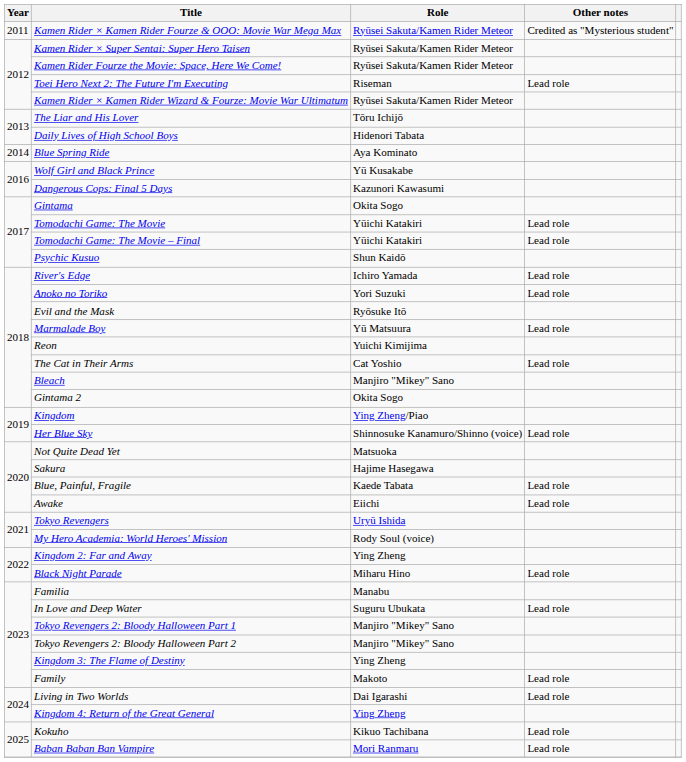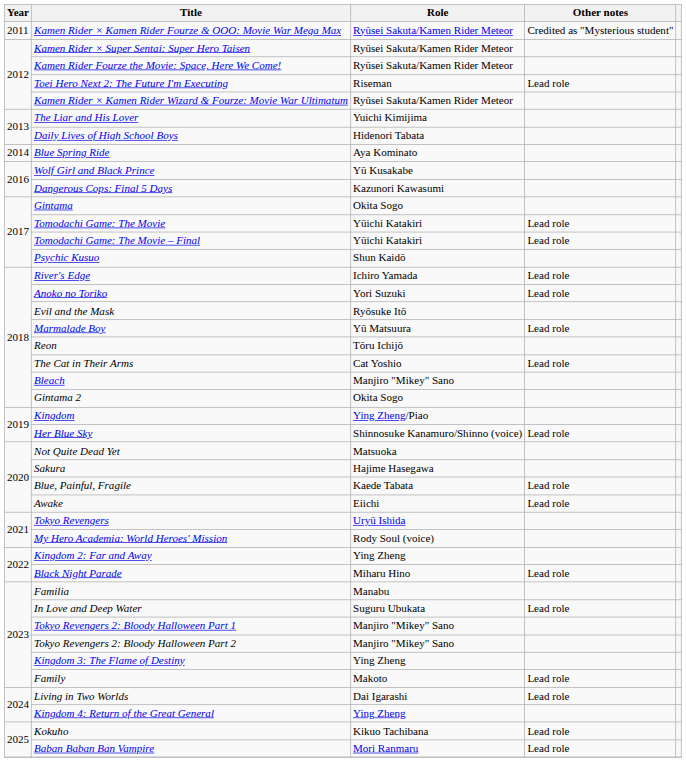(378, 118) Tōru Ichijō -> (390, 118) Yuichi Kimijima
(390, 345) Yuichi Kimijima -> (378, 345) Tōru Ichijō
